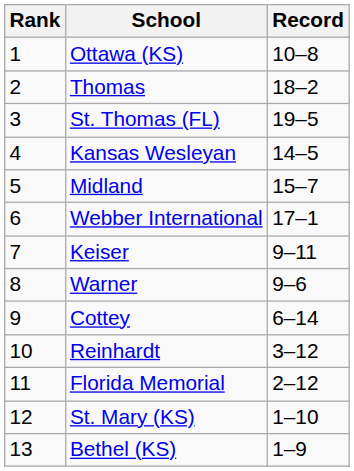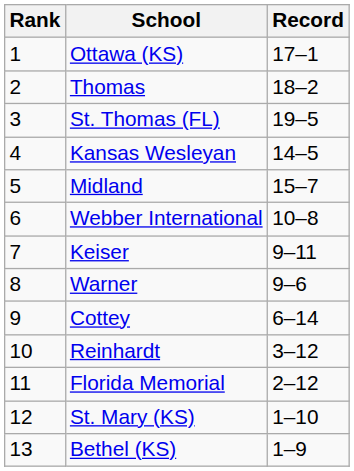(295, 53) 10–8 -> (295, 53) 17–1
(295, 218) 17–1 -> (295, 218) 10–8
